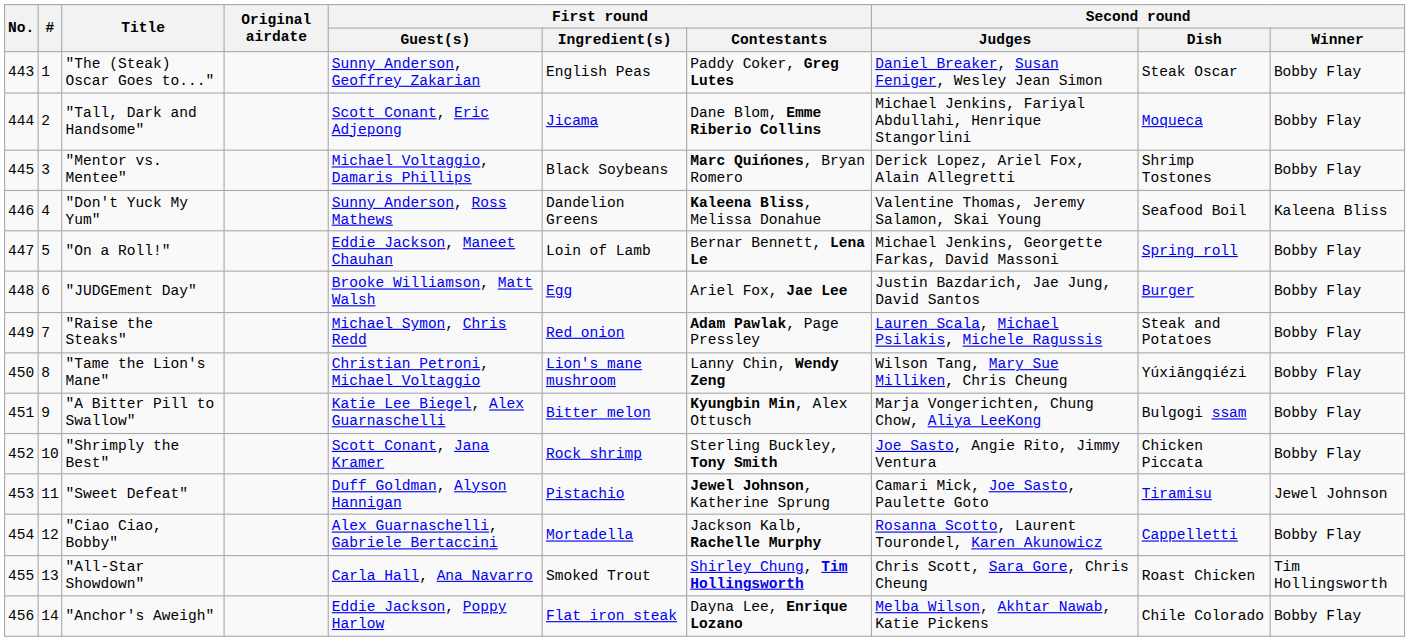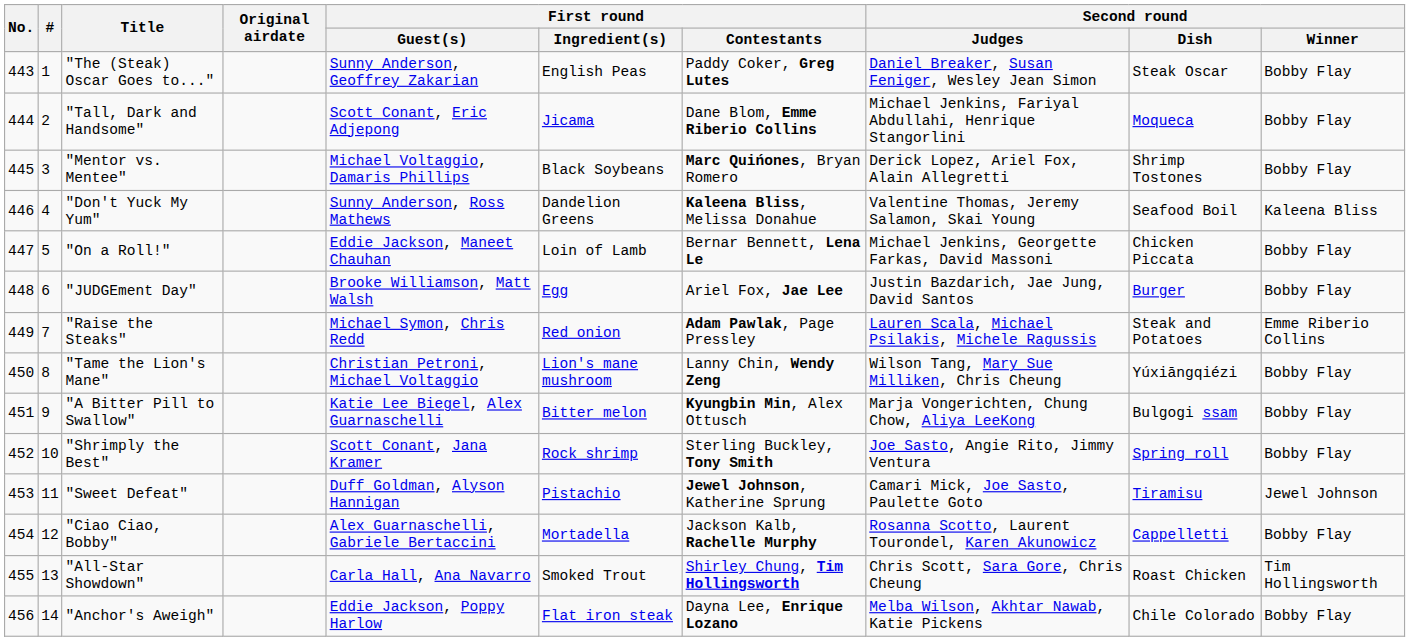(1190, 251) Spring roll -> (1163, 251) Chicken Piccata
(1318, 332) Bobby Flay -> (1317, 332) Emme Riberio Collins
(1172, 454) Chicken Piccata -> (1181, 454) Spring roll
